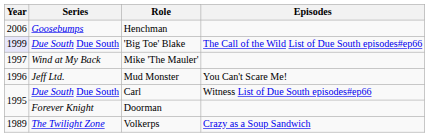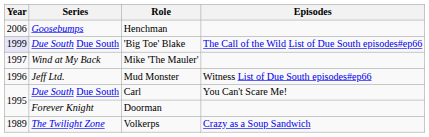(245, 76) You Can't Scare Me! -> (287, 76) Witness List of Due South episodes#ep66
(287, 92) Witness List of Due South episodes#ep66 -> (245, 92) You Can't Scare Me!
